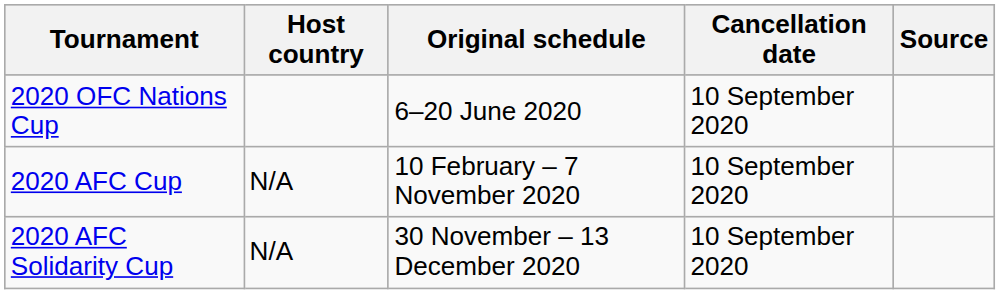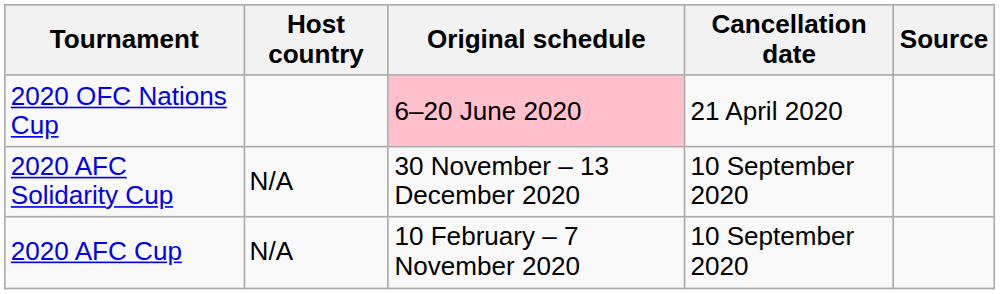(488, 110) no background -> (488, 110) pink background
(772, 110) 10 September 2020 -> (767, 110) 21 April 2020
rows swapped: (92, 251) <-> (96, 181)
